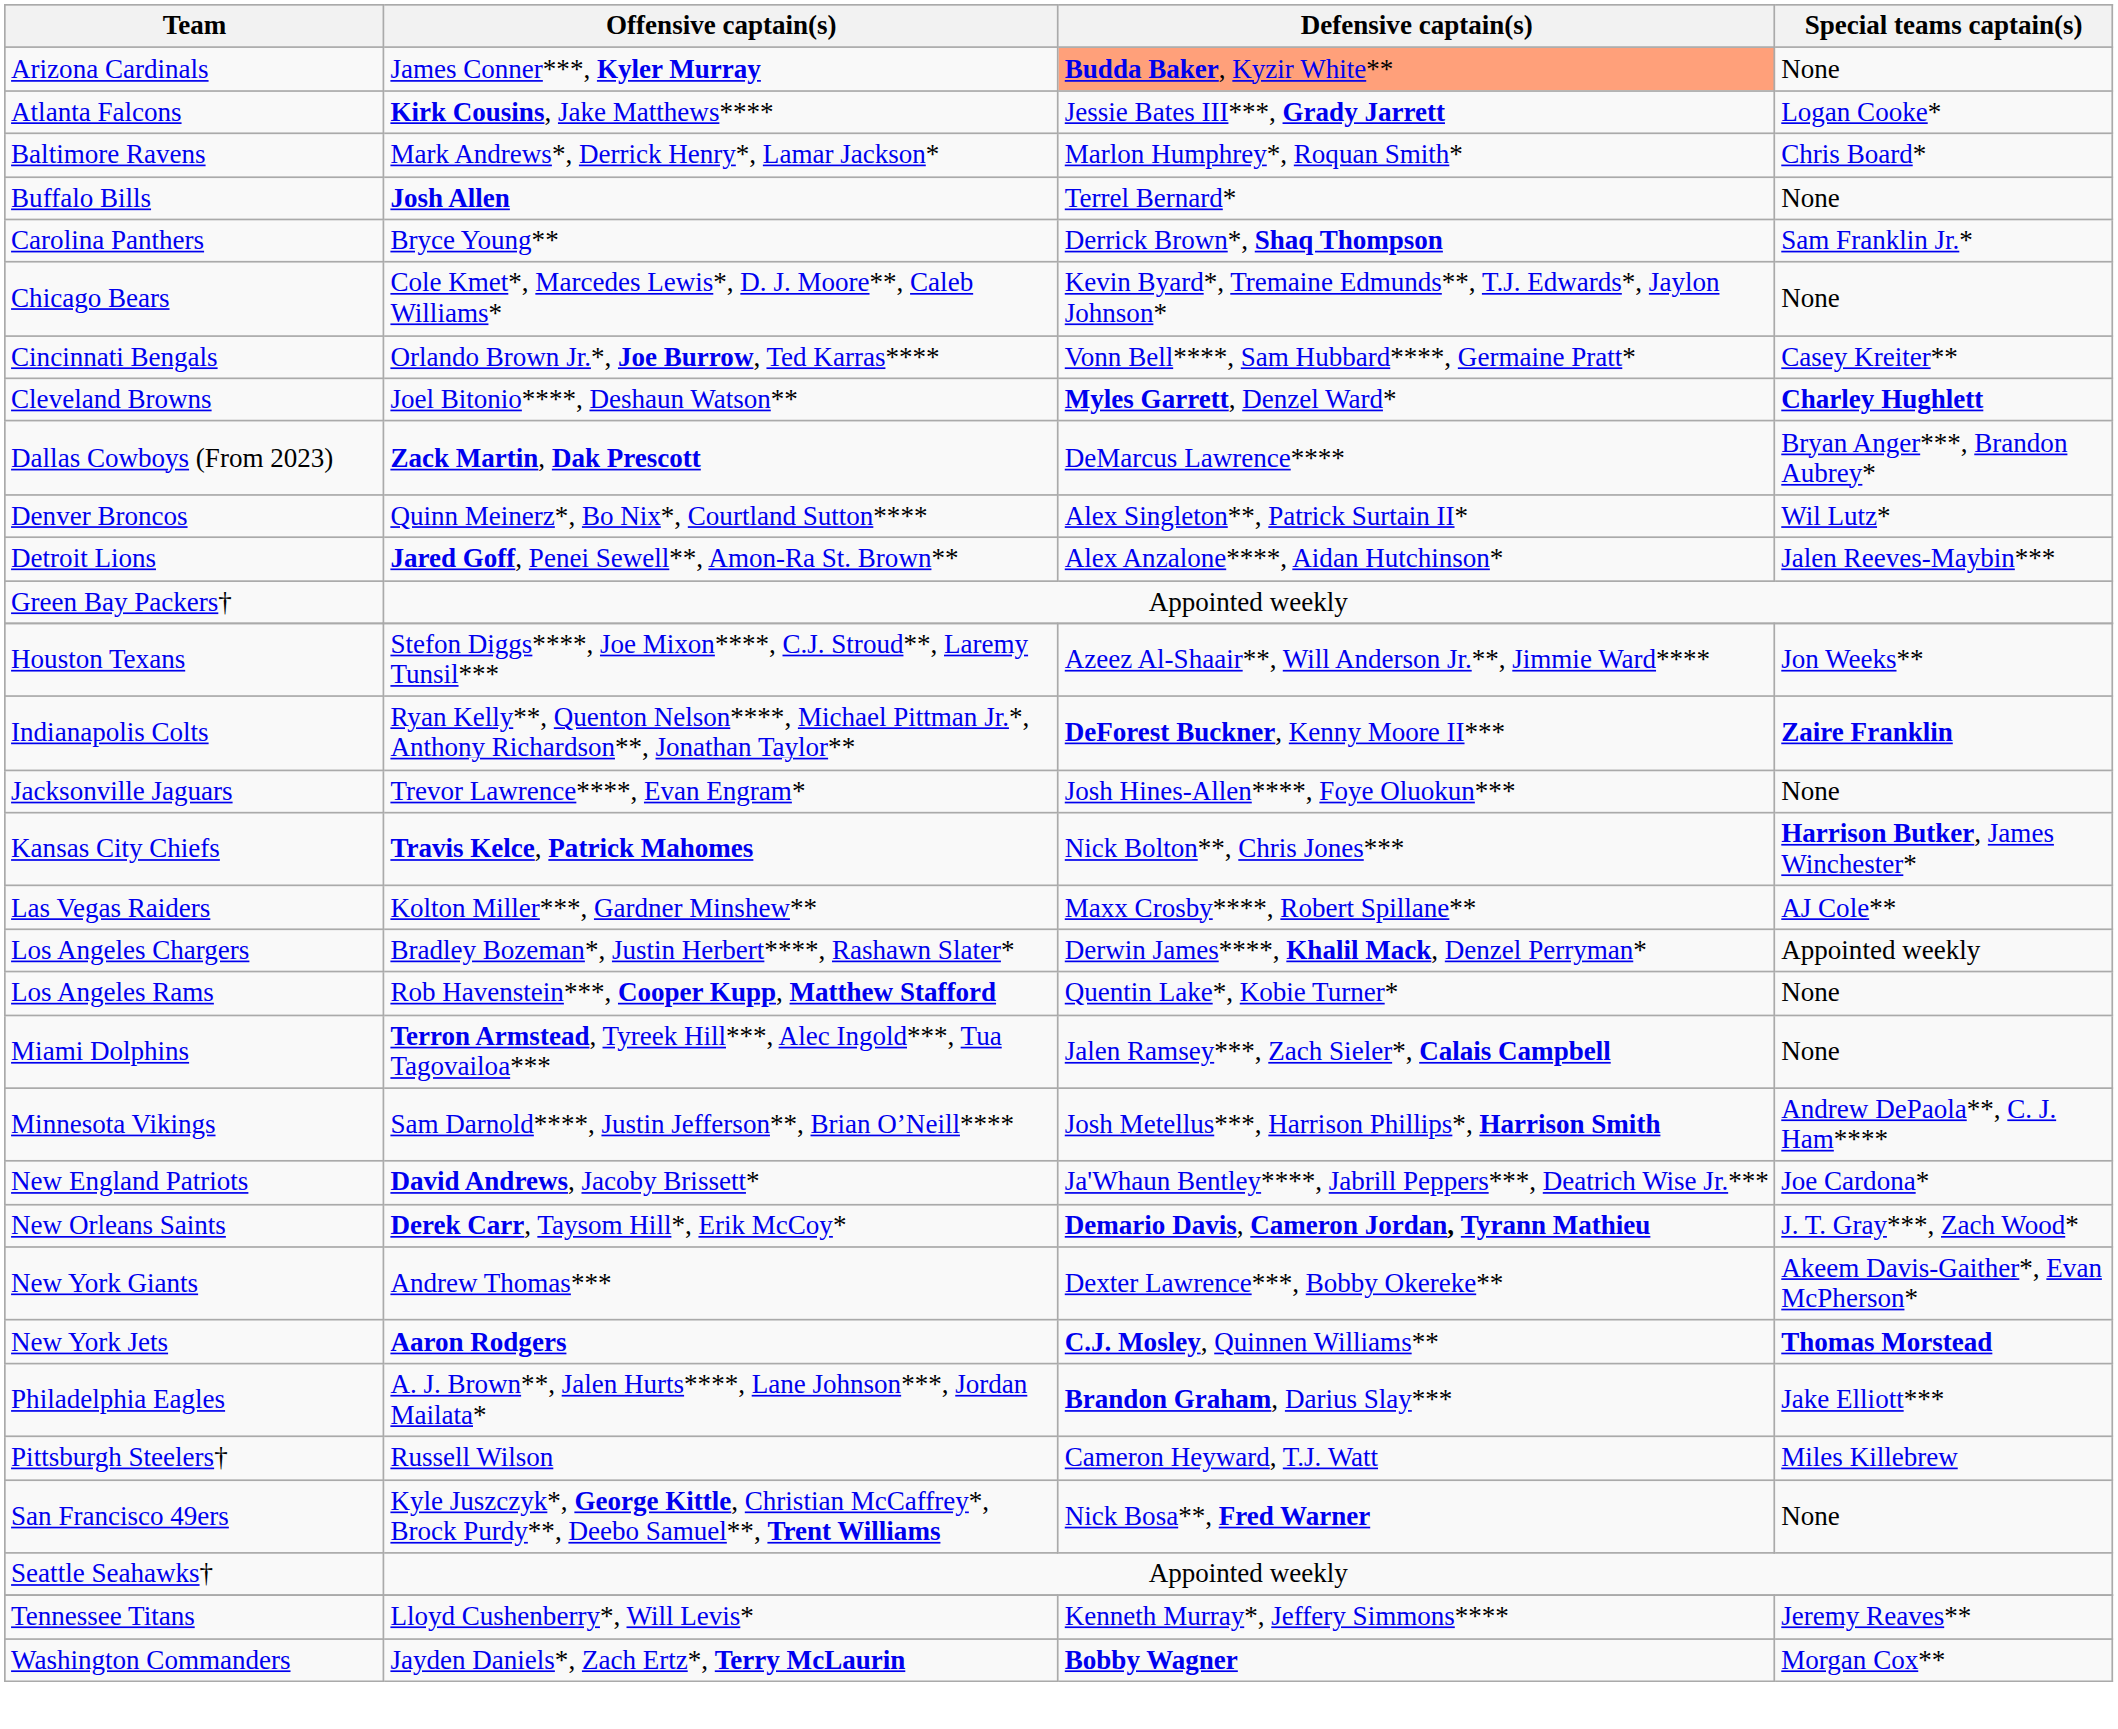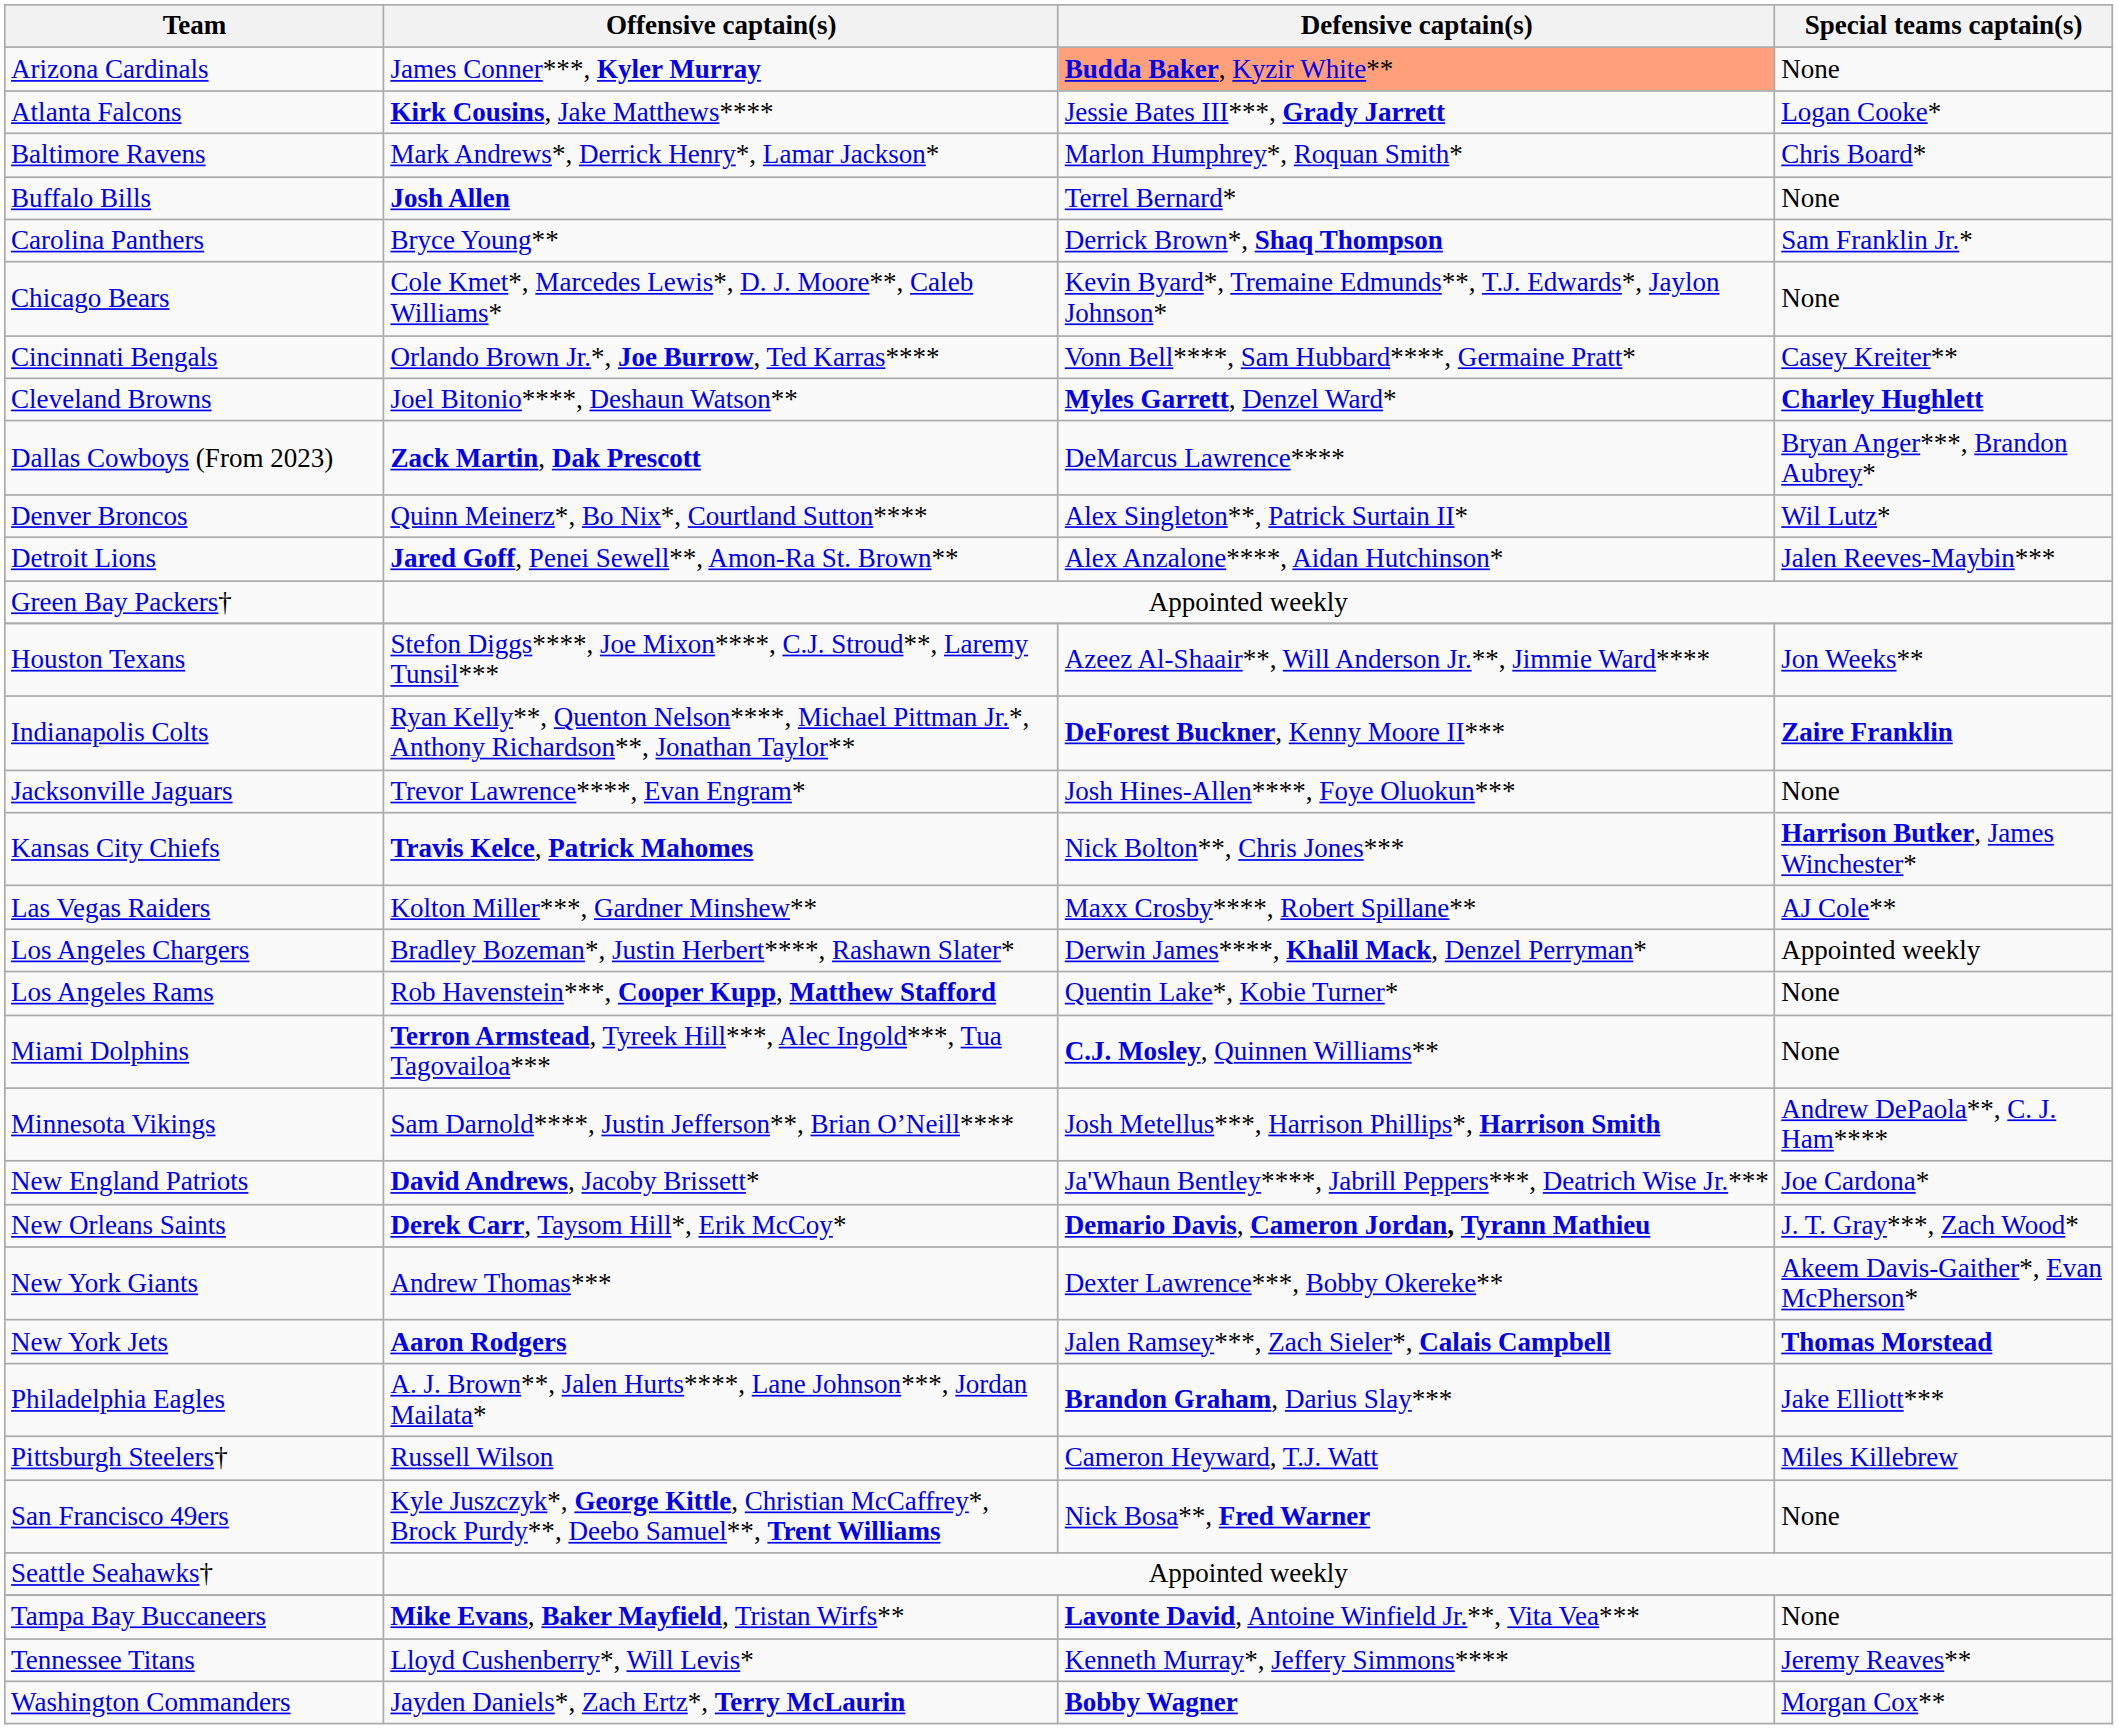(1338, 1050) Jalen Ramsey***, Zach Sieler*, Calais Campbell -> (1252, 1050) C.J. Mosley, Quinnen Williams**
(1252, 1341) C.J. Mosley, Quinnen Williams** -> (1338, 1341) Jalen Ramsey***, Zach Sieler*, Calais Campbell
+ row: (139, 1616)
